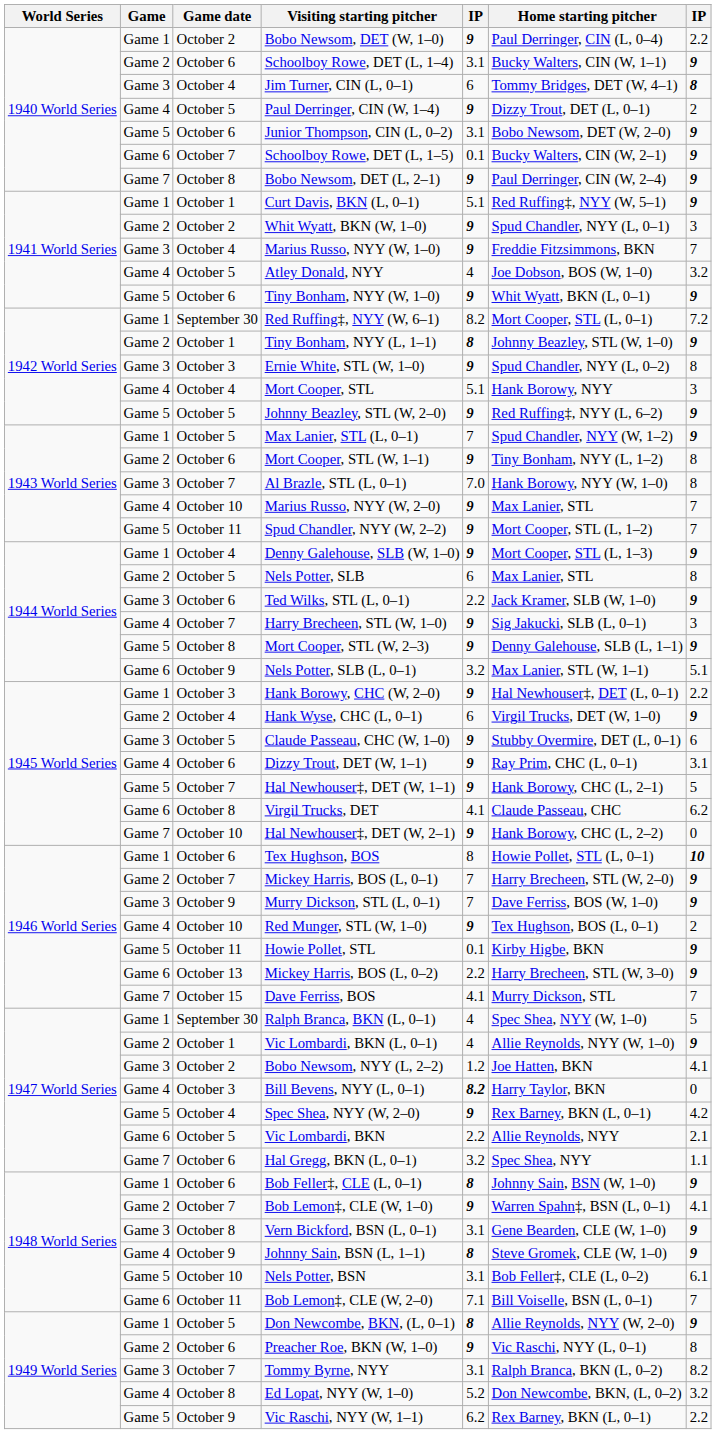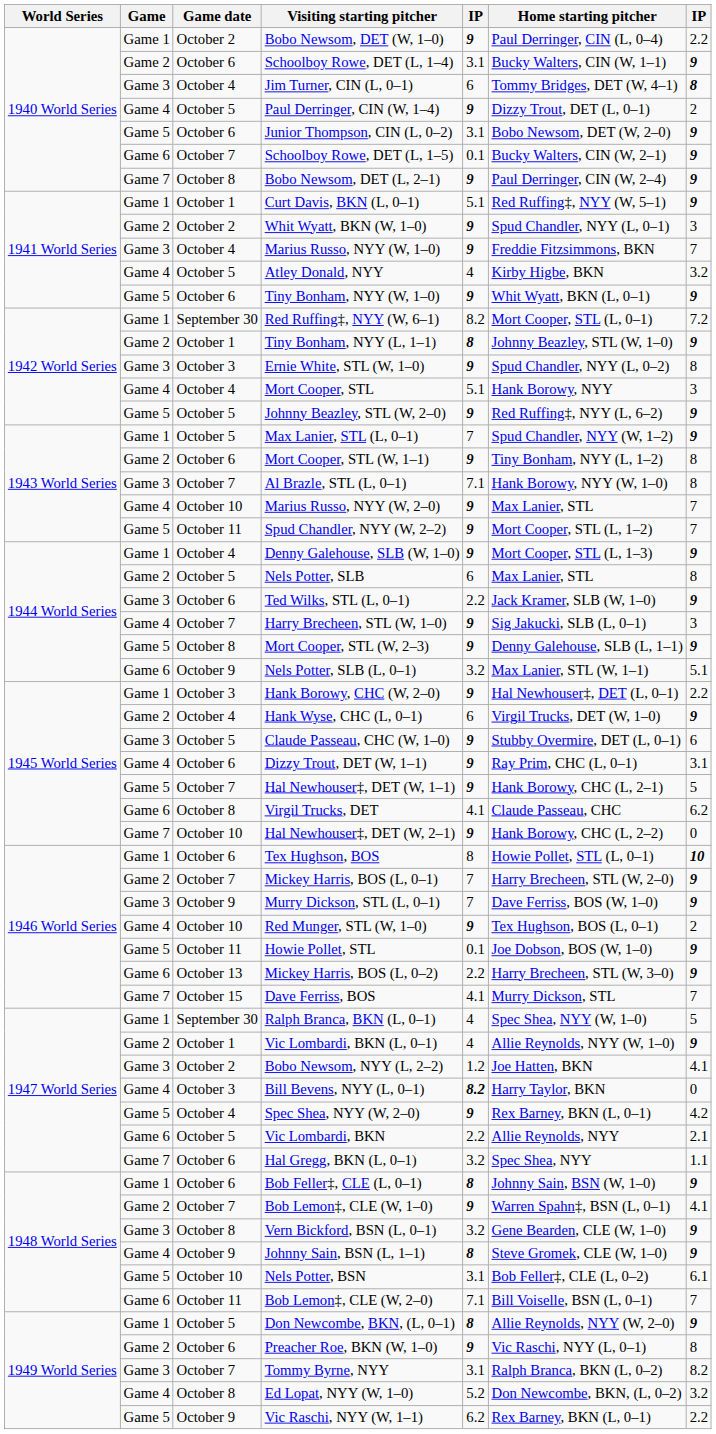(572, 272) Joe Dobson, BOS (W, 1–0) -> (548, 272) Kirby Higbe, BKN
(476, 483) 7.0 -> (476, 483) 7.1
(548, 949) Kirby Higbe, BKN -> (572, 949) Joe Dobson, BOS (W, 1–0)
(476, 1230) 3.1 -> (476, 1230) 3.2
